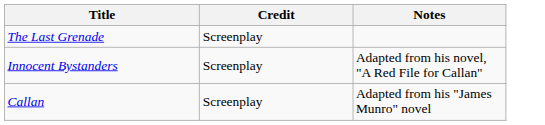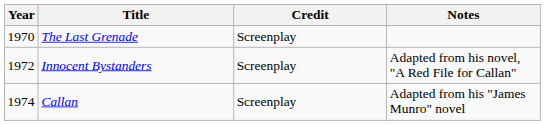+ column: (21, 15)
